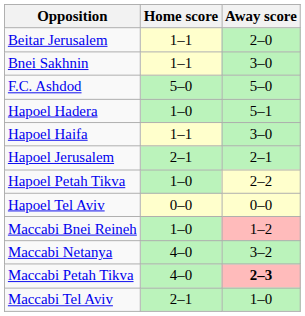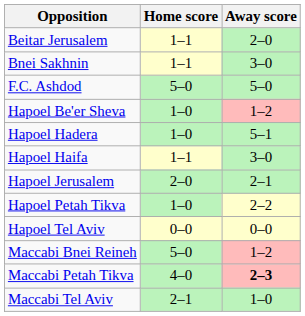+ row: (67, 110)
(181, 157) 2–1 -> (181, 181) 2–0
(181, 228) 1–0 -> (181, 252) 5–0
- row: (60, 252)
